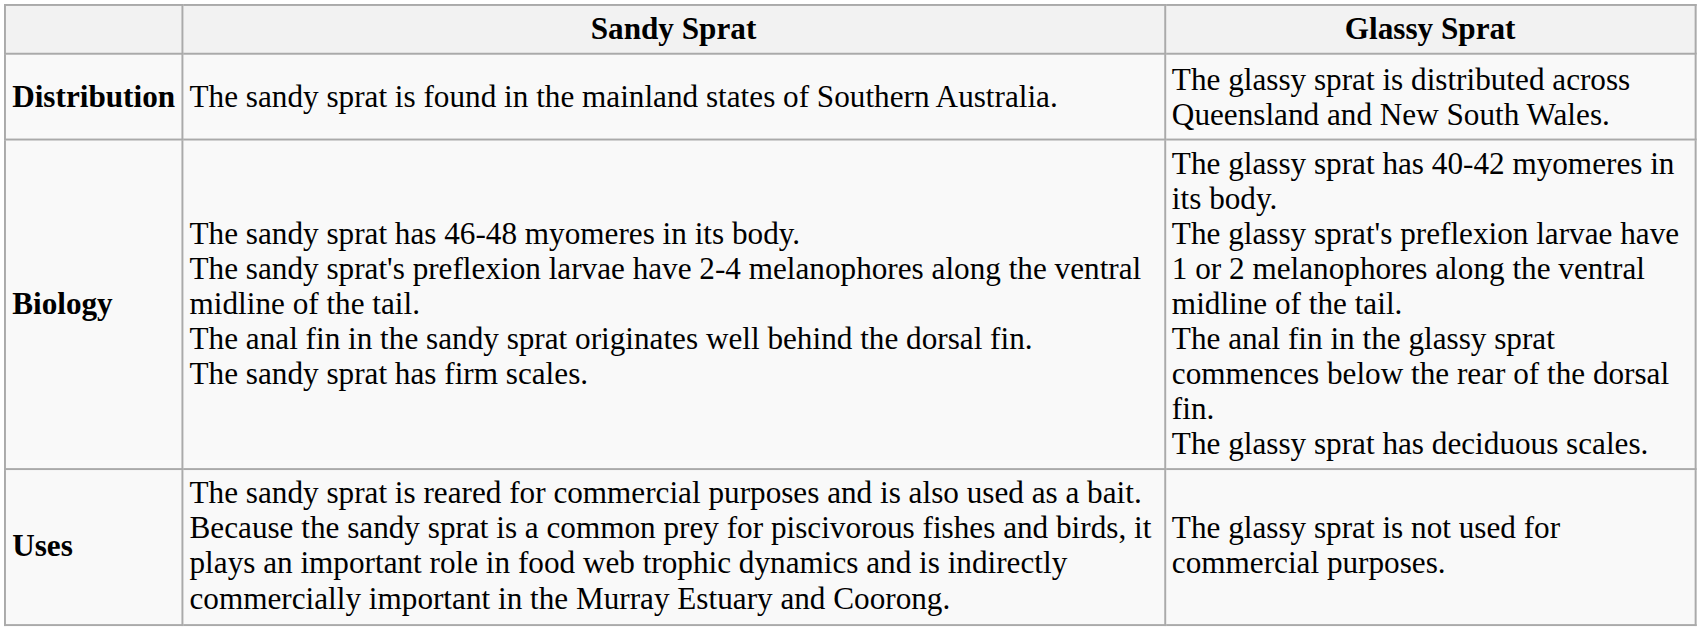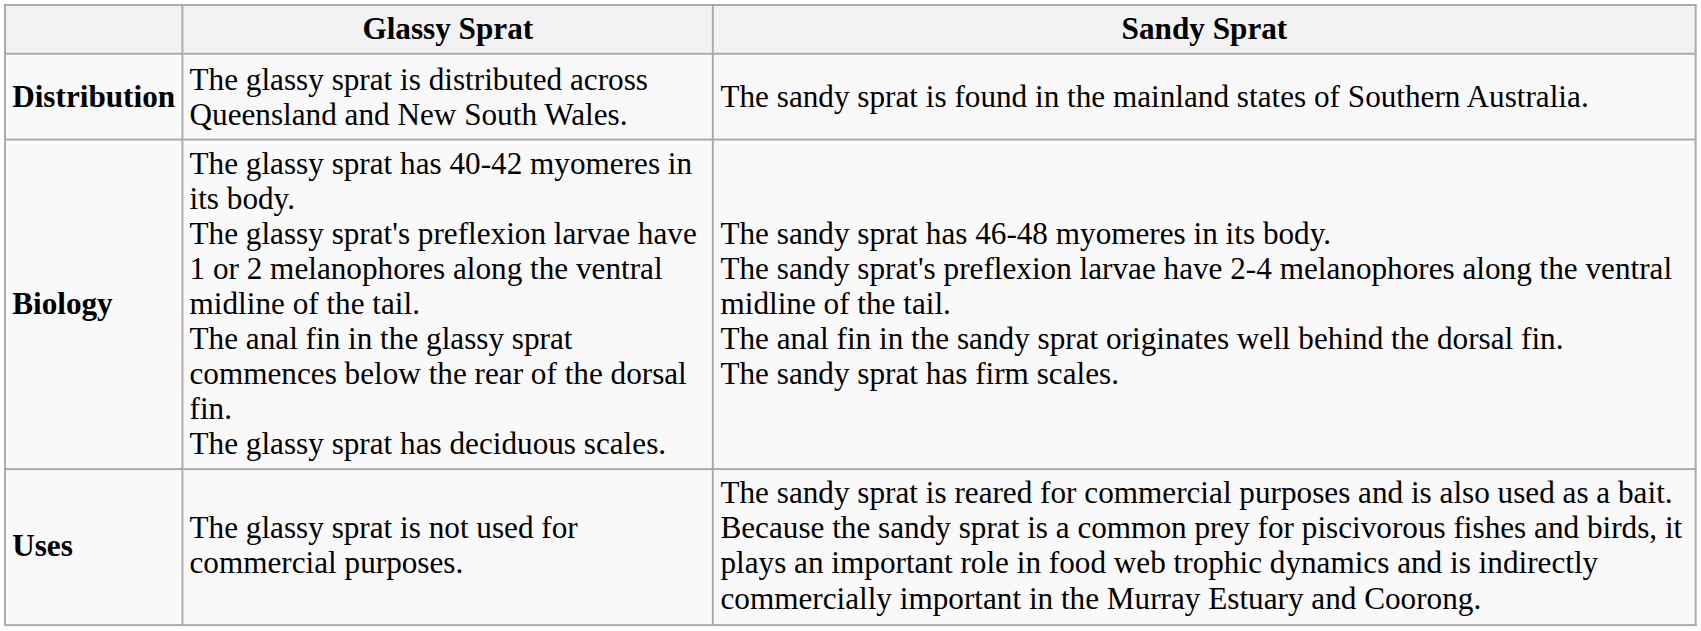columns swapped: (1430, 29) <-> (674, 29)
